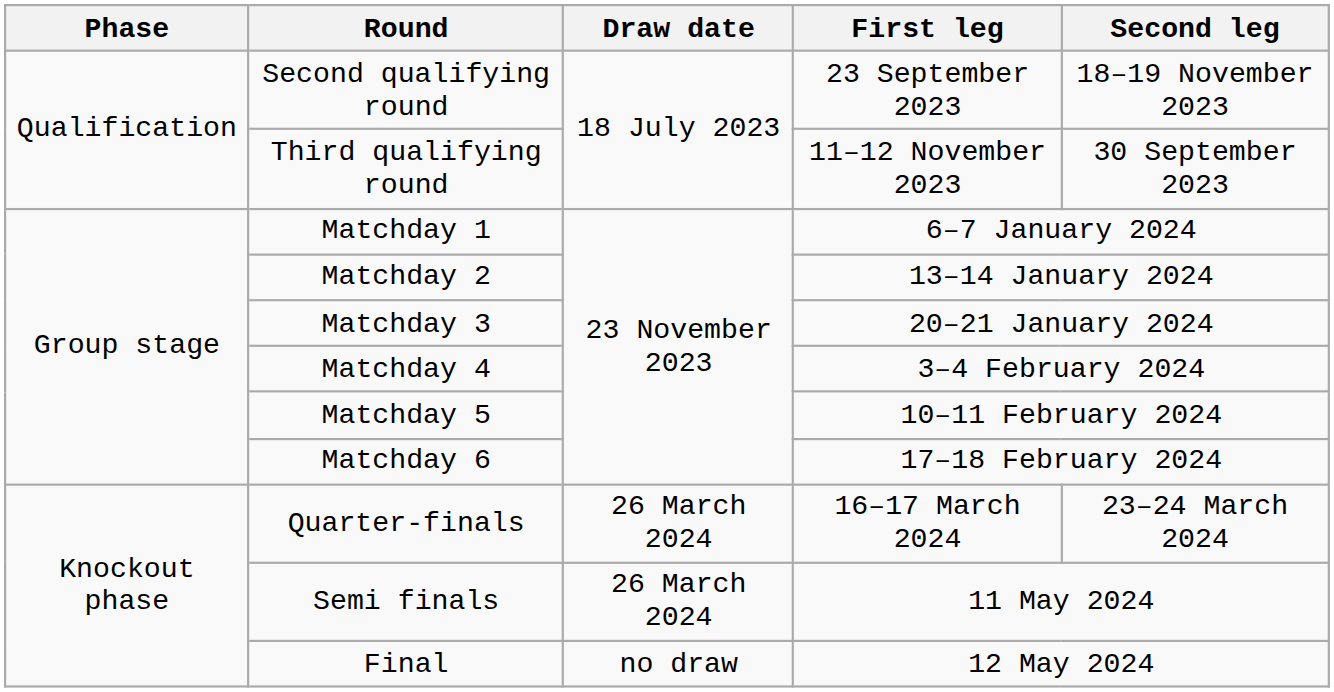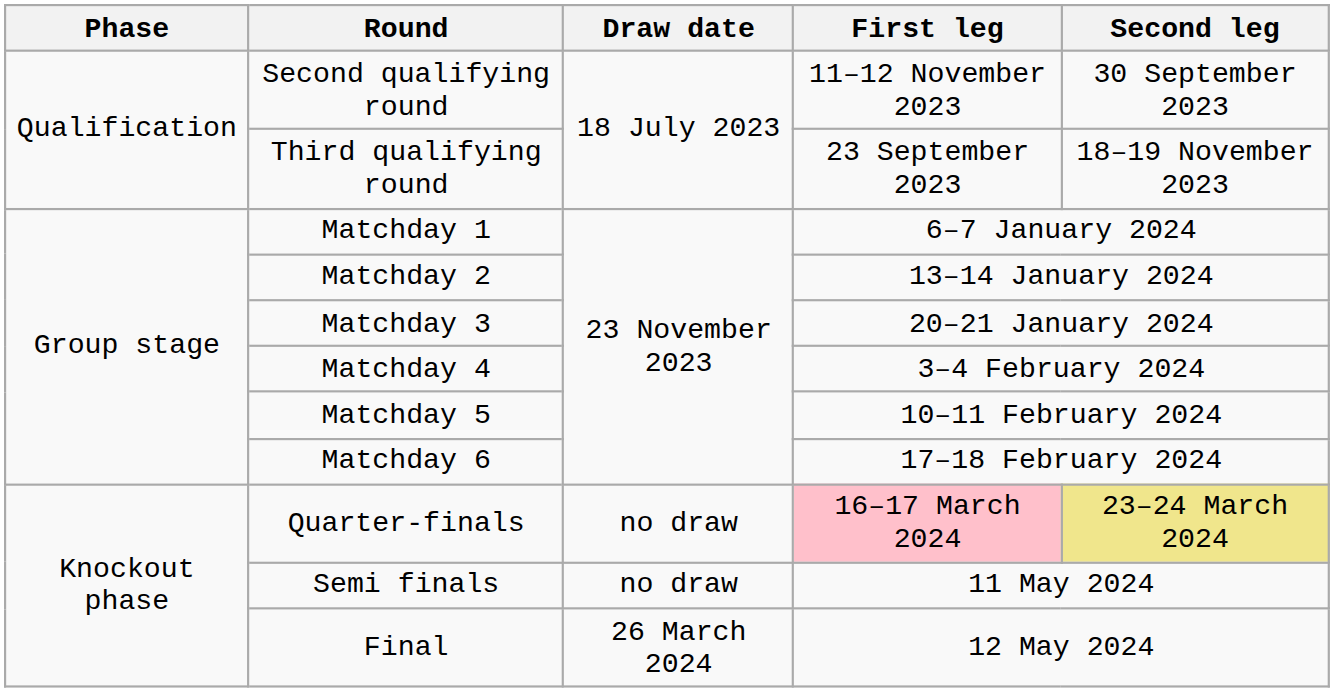(928, 90) 23 September 2023 -> (928, 90) 11–12 November 2023
(1195, 90) 18–19 November 2023 -> (1195, 90) 30 September 2023
(928, 169) 11–12 November 2023 -> (928, 169) 23 September 2023
(1195, 169) 30 September 2023 -> (1195, 169) 18–19 November 2023
(679, 523) 26 March 2024 -> (679, 523) no draw
(928, 523) no background -> (928, 523) pink background
(1195, 523) no background -> (1195, 523) khaki background
(679, 602) 26 March 2024 -> (679, 585) no draw
(679, 664) no draw -> (679, 648) 26 March 2024
